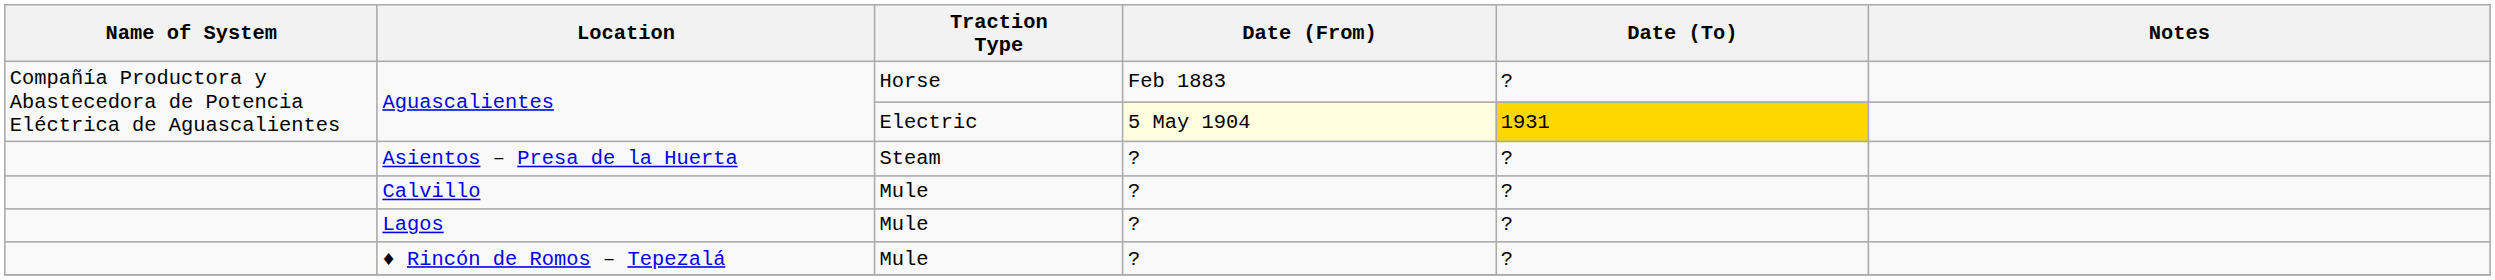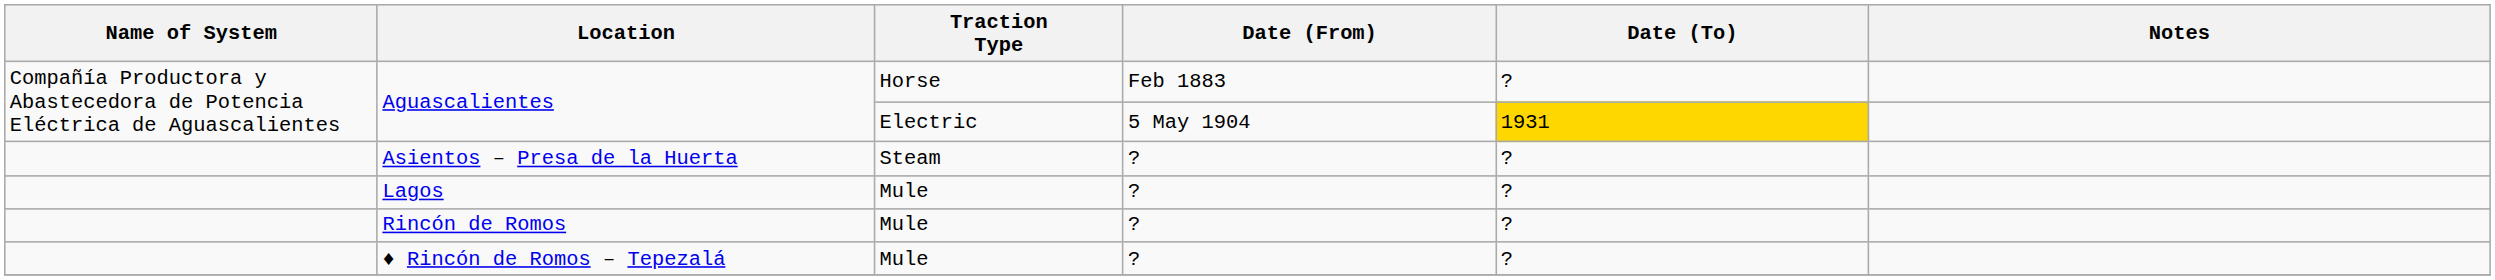(1189, 122) lightyellow background -> (1189, 122) no background
- row: (431, 192)
+ row: (474, 225)
